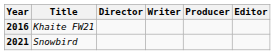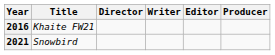columns swapped: (208, 12) <-> (251, 12)
